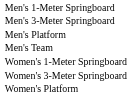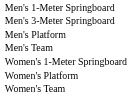- row: (66, 75)
+ row: (35, 89)
